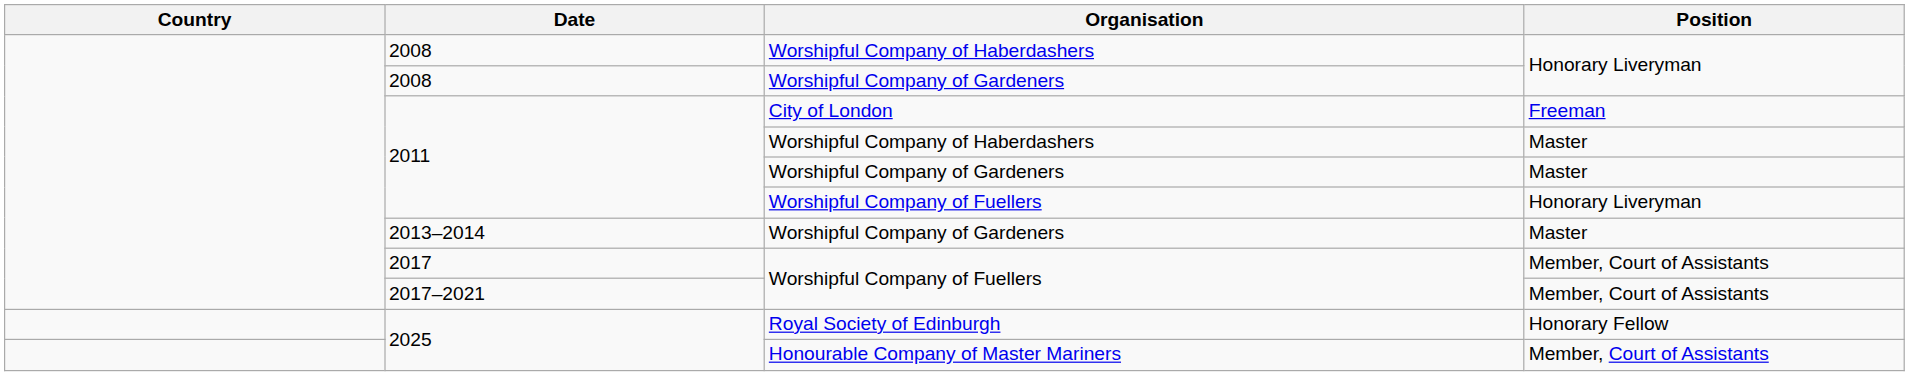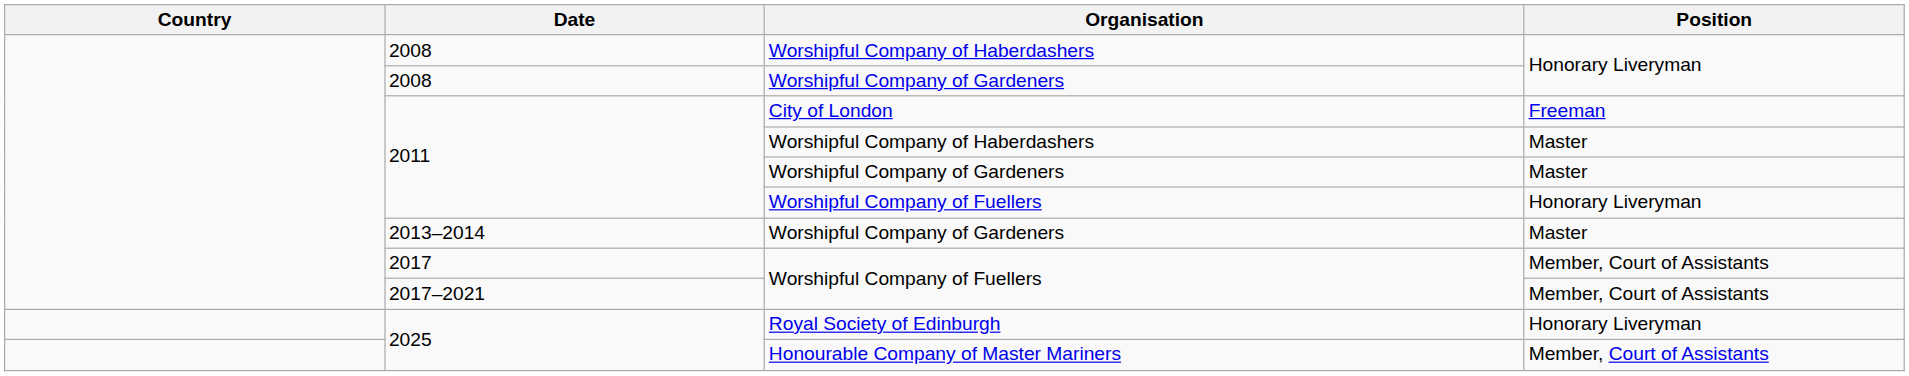(1599, 324) Honorary Fellow -> (1615, 324) Honorary Liveryman
